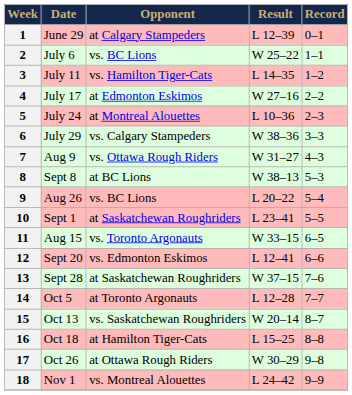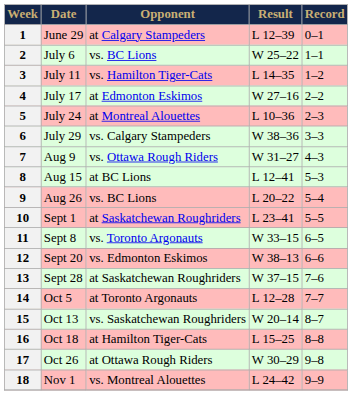(60, 177) Sept 8 -> (63, 177) Aug 15
(275, 177) W 38–13 -> (273, 177) L 12–41
(63, 237) Aug 15 -> (60, 237) Sept 8
(273, 258) L 12–41 -> (275, 258) W 38–13
